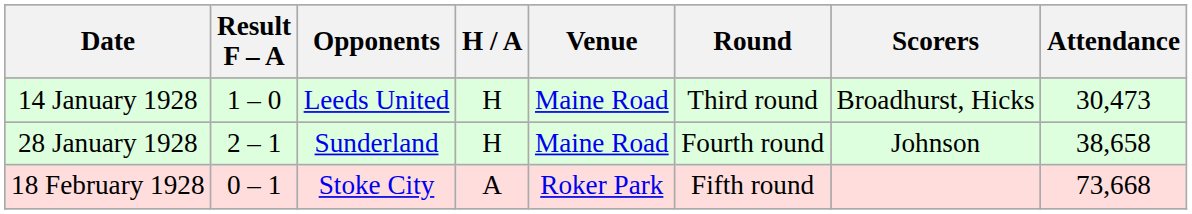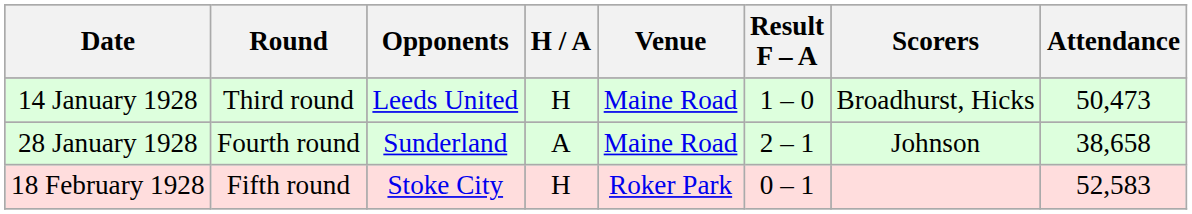columns swapped: (753, 41) <-> (254, 41)
(1114, 99) 30,473 -> (1114, 99) 50,473
(492, 142) H -> (561, 142) A
(492, 186) A -> (561, 186) H
(1114, 186) 73,668 -> (1114, 186) 52,583
